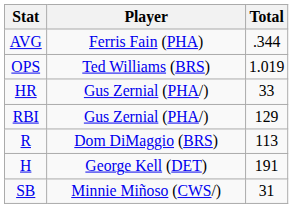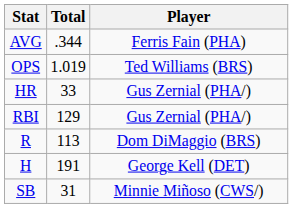columns swapped: (146, 16) <-> (267, 16)
